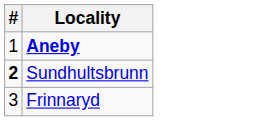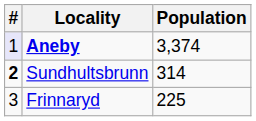+ column: (202, 18)
(13, 45) no background -> (13, 45) lavender background
